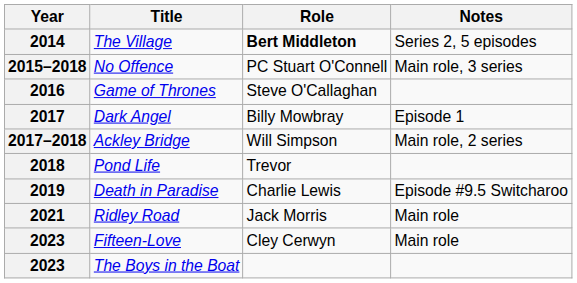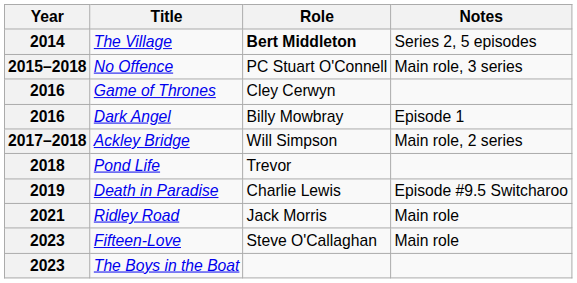(312, 91) Steve O'Callaghan -> (291, 91) Cley Cerwyn
(47, 116) 2017 -> (47, 116) 2016
(291, 240) Cley Cerwyn -> (312, 240) Steve O'Callaghan
